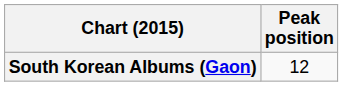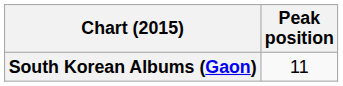(299, 66) 12 -> (299, 66) 11
